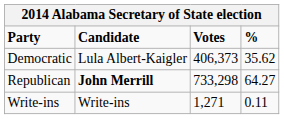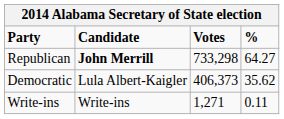rows swapped: (39, 80) <-> (40, 59)
